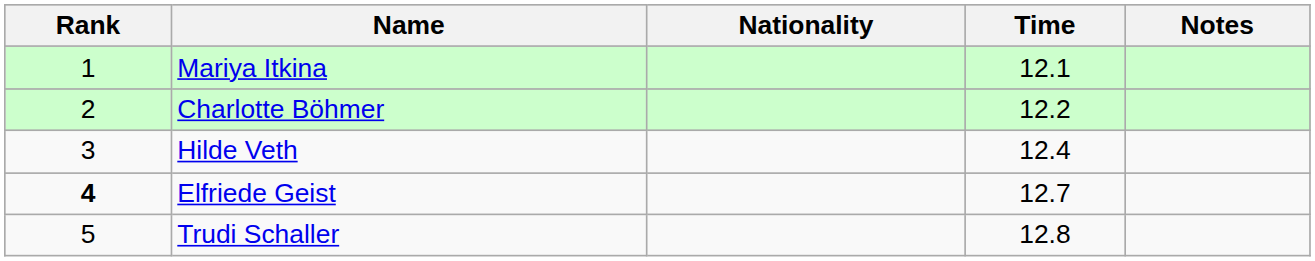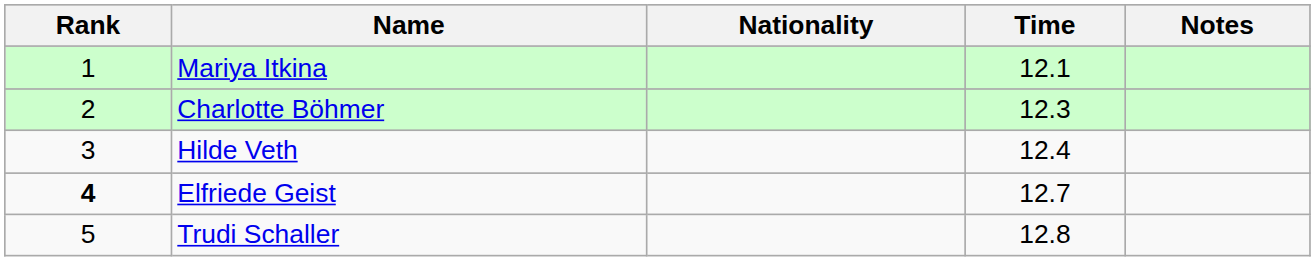(1045, 109) 12.2 -> (1045, 109) 12.3
